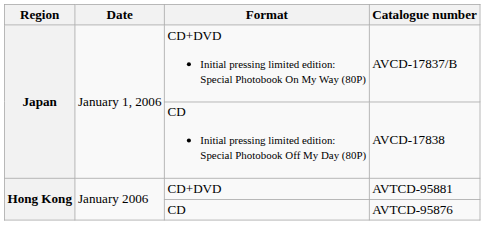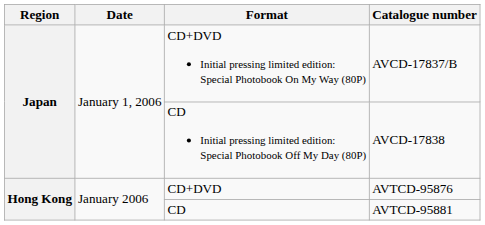(413, 188) AVTCD-95881 -> (413, 188) AVTCD-95876
(413, 209) AVTCD-95876 -> (413, 209) AVTCD-95881
